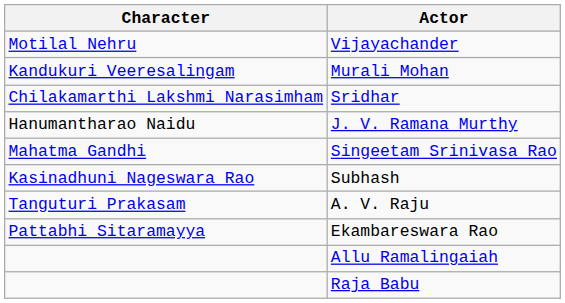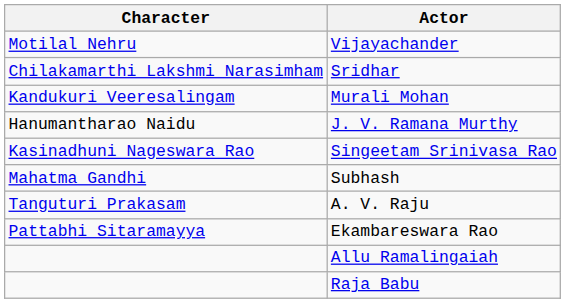rows swapped: (390, 71) <-> (365, 98)
(77, 151) Mahatma Gandhi -> (131, 151) Kasinadhuni Nageswara Rao
(131, 178) Kasinadhuni Nageswara Rao -> (77, 178) Mahatma Gandhi
